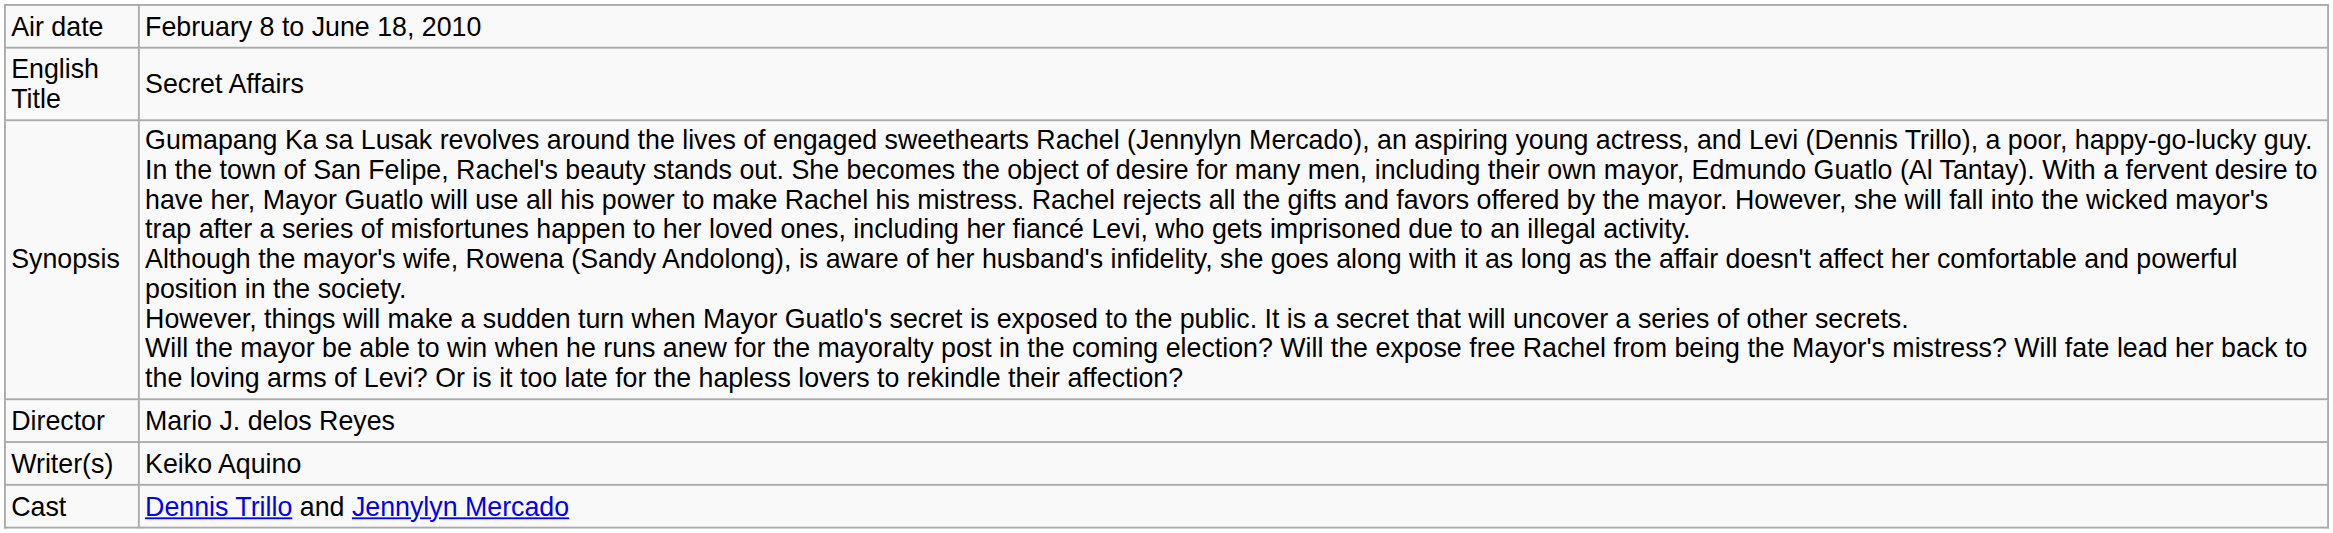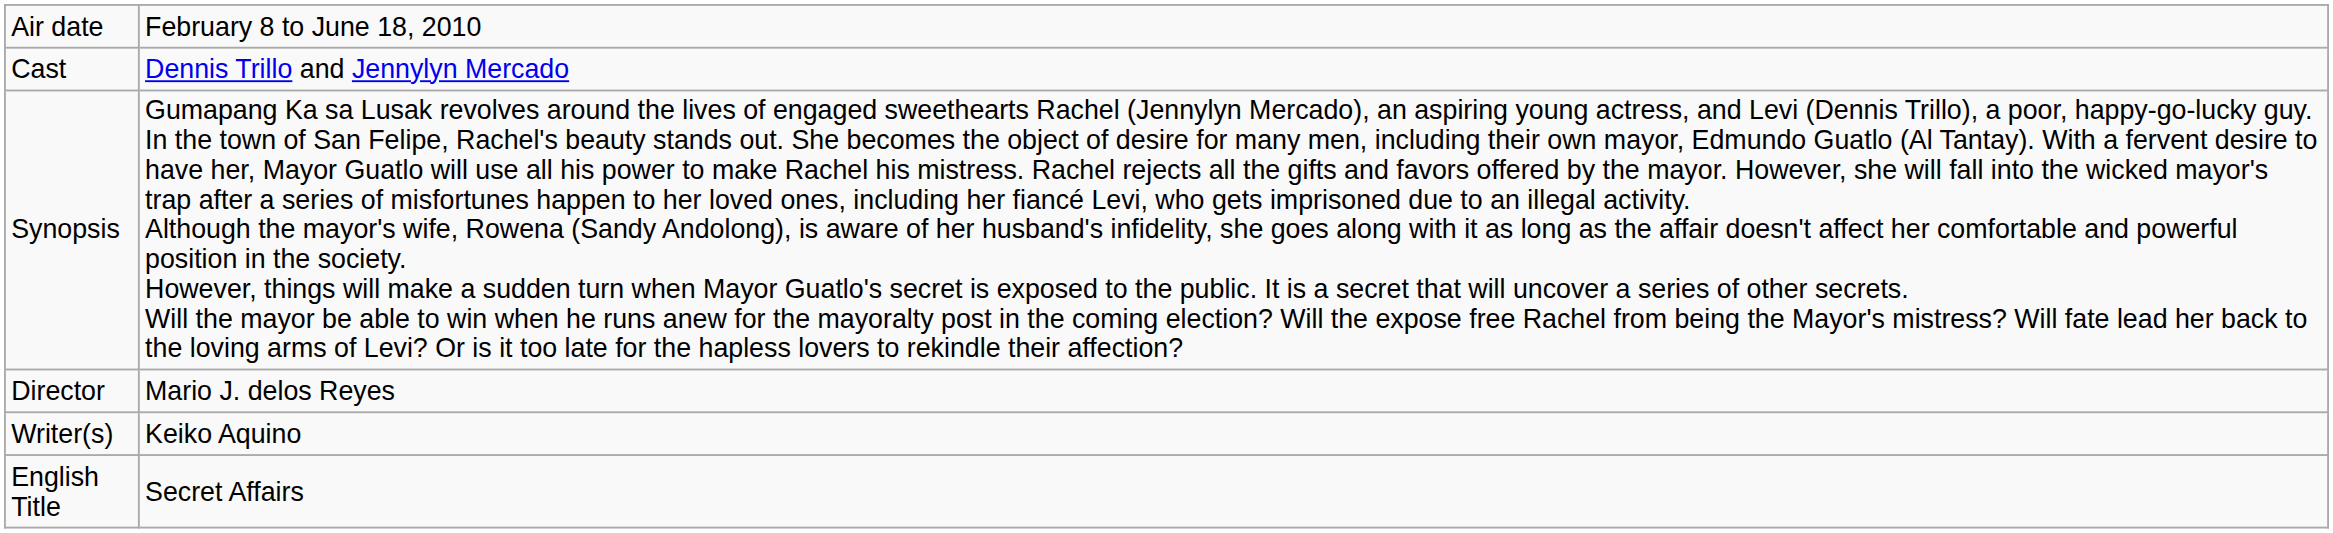rows swapped: (55, 84) <-> (39, 506)
